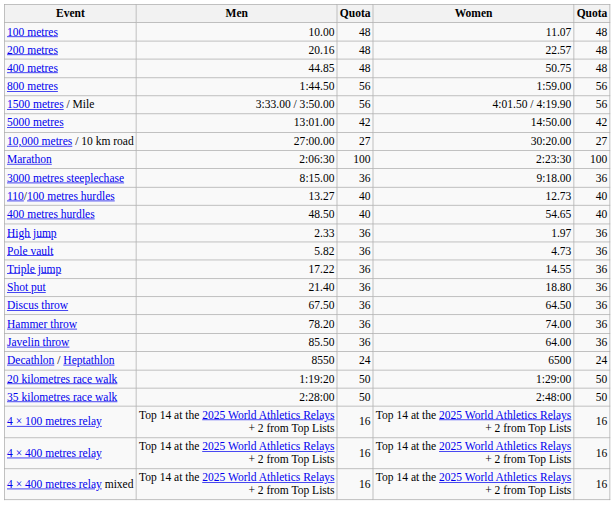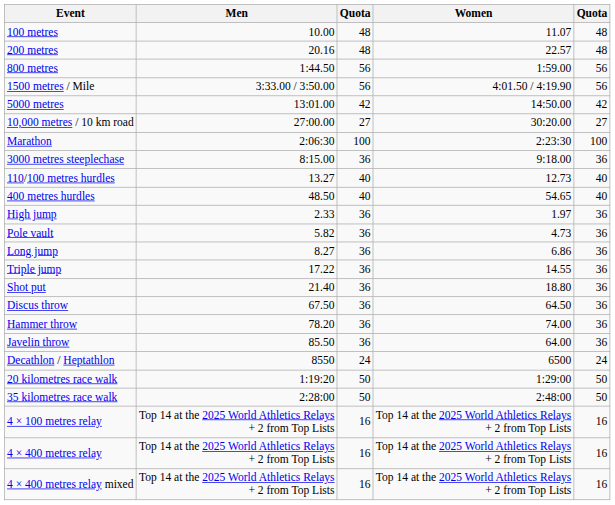- row: (32, 68)
+ row: (32, 251)
